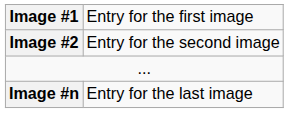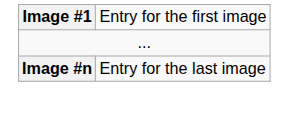- row: (44, 42)
